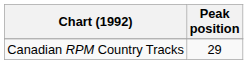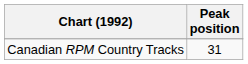(215, 49) 29 -> (215, 49) 31
